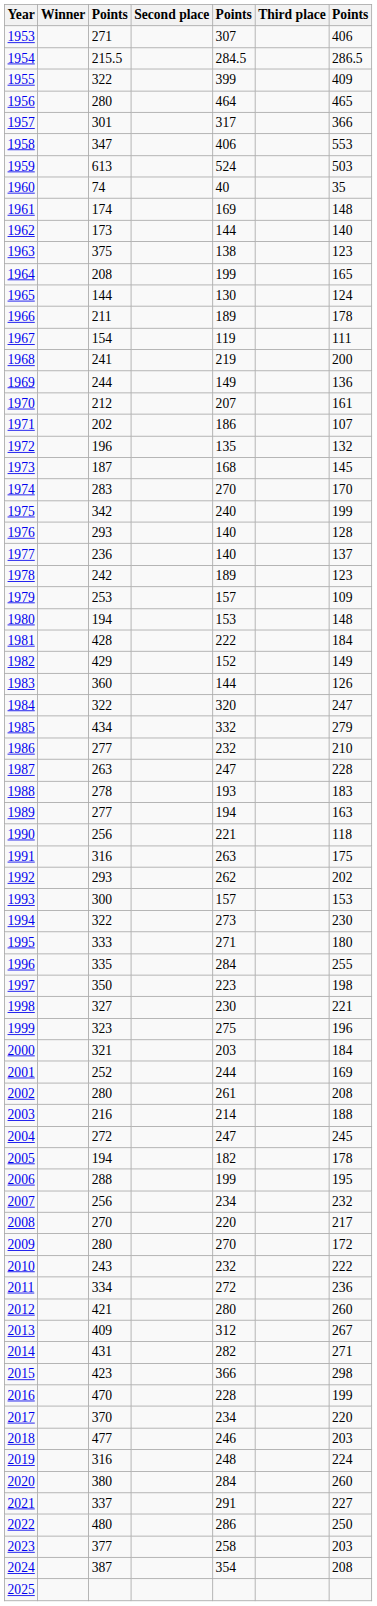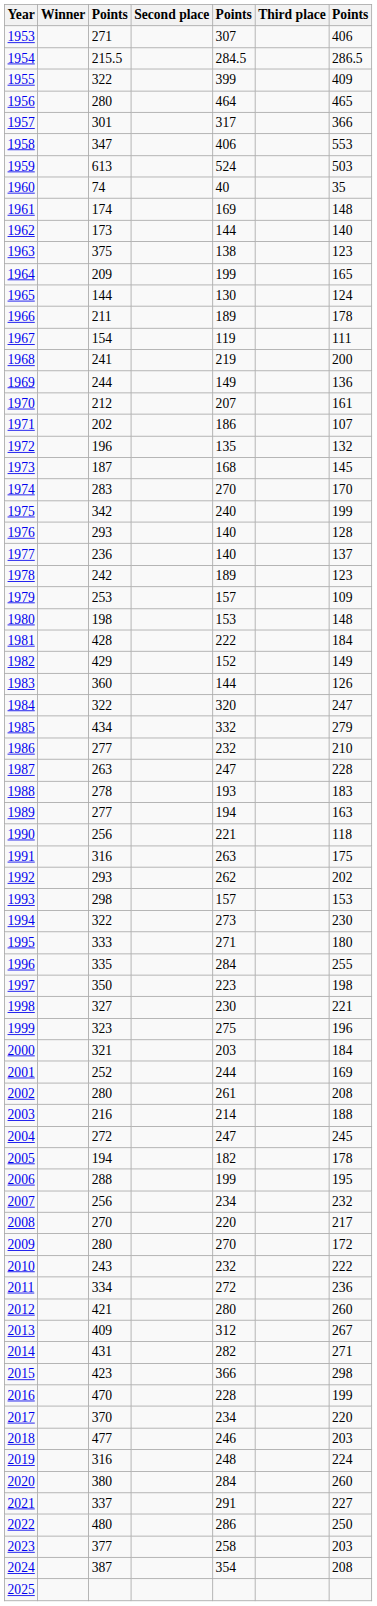(102, 274) 208 -> (102, 274) 209
(102, 619) 194 -> (102, 619) 198
(102, 899) 300 -> (102, 899) 298
